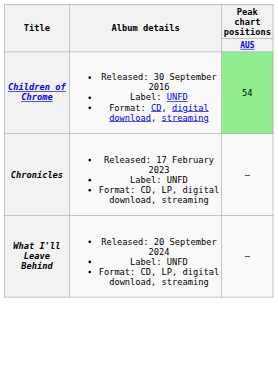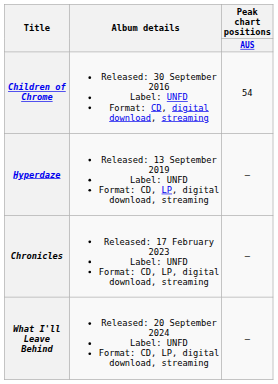(247, 93) lightgreen background -> (247, 93) no background
+ row: (37, 175)
